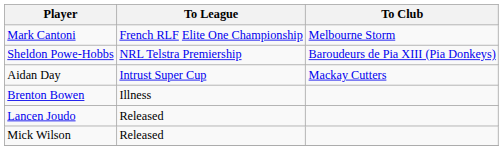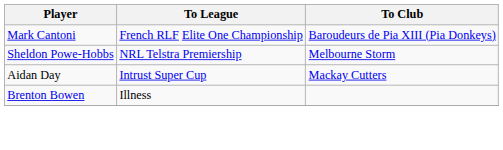(352, 35) Melbourne Storm -> (402, 35) Baroudeurs de Pia XIII (Pia Donkeys)
(402, 55) Baroudeurs de Pia XIII (Pia Donkeys) -> (352, 55) Melbourne Storm
- row: (41, 115)
- row: (39, 136)
